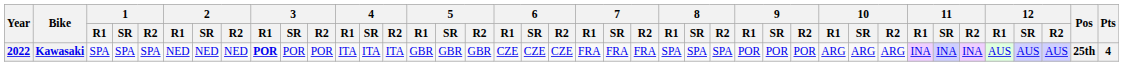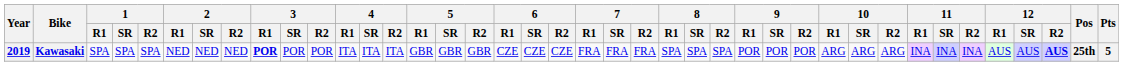(19, 52) 2022 -> (19, 52) 2019
(1056, 52) normal -> (1056, 52) bold
(1108, 52) 4 -> (1108, 52) 5
